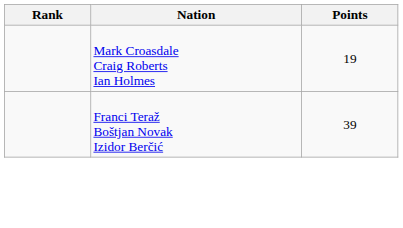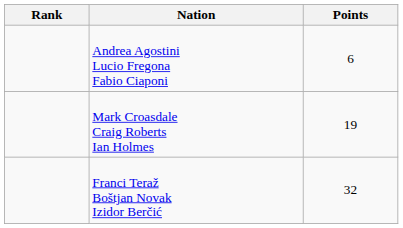+ row: (136, 65)
(350, 124) 39 -> (351, 190) 32
